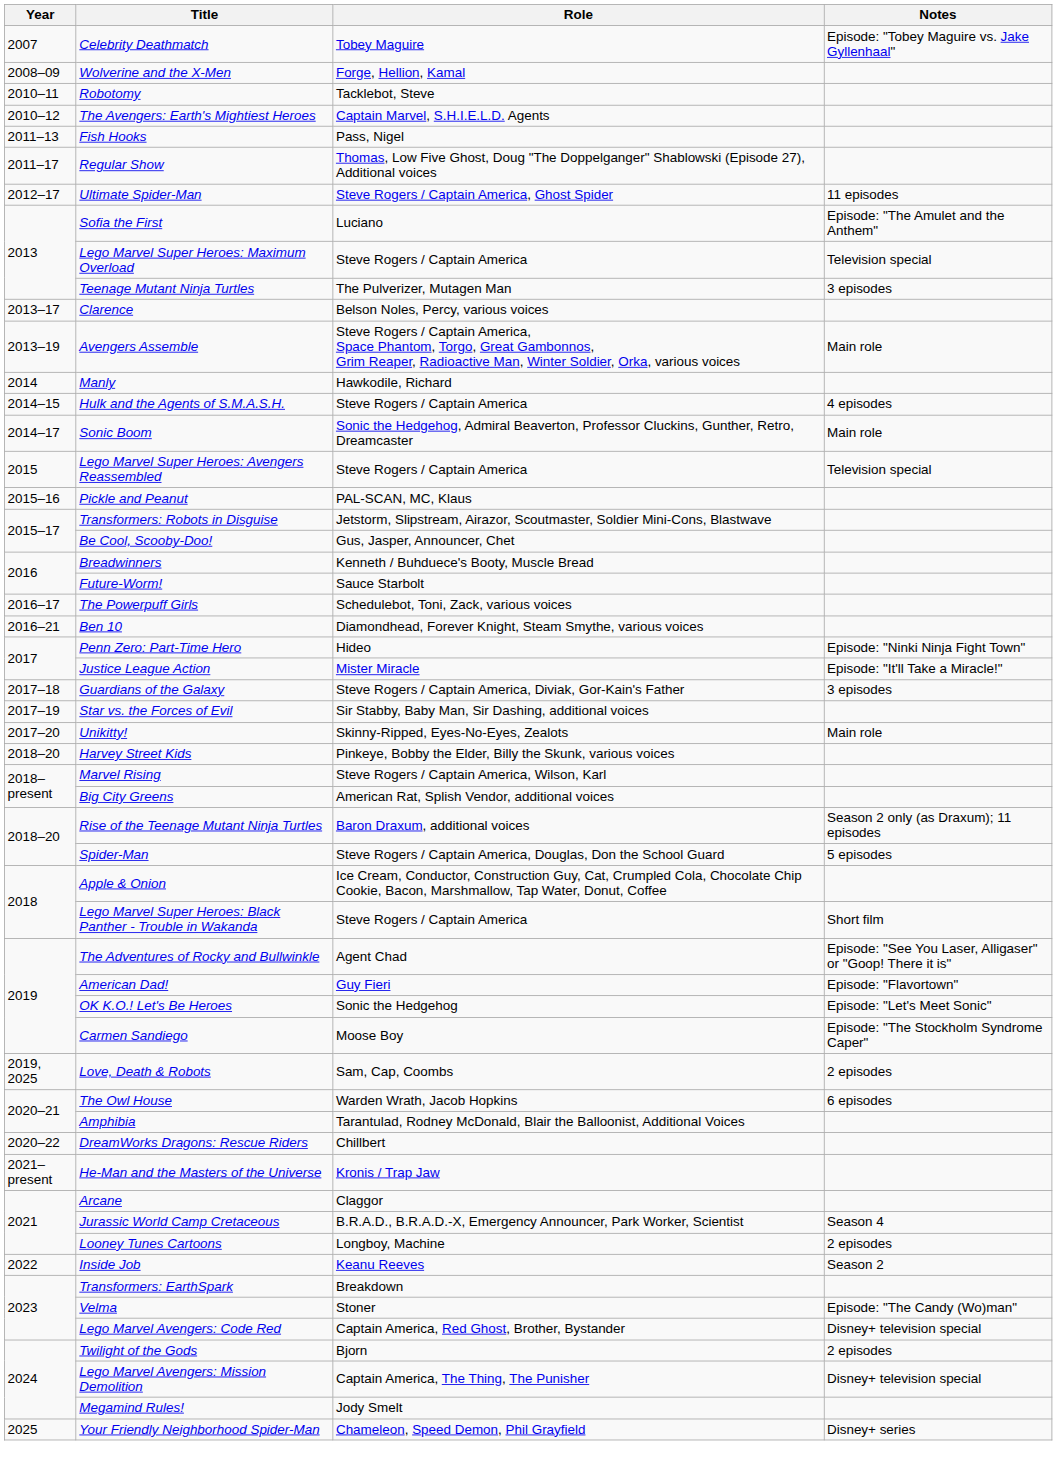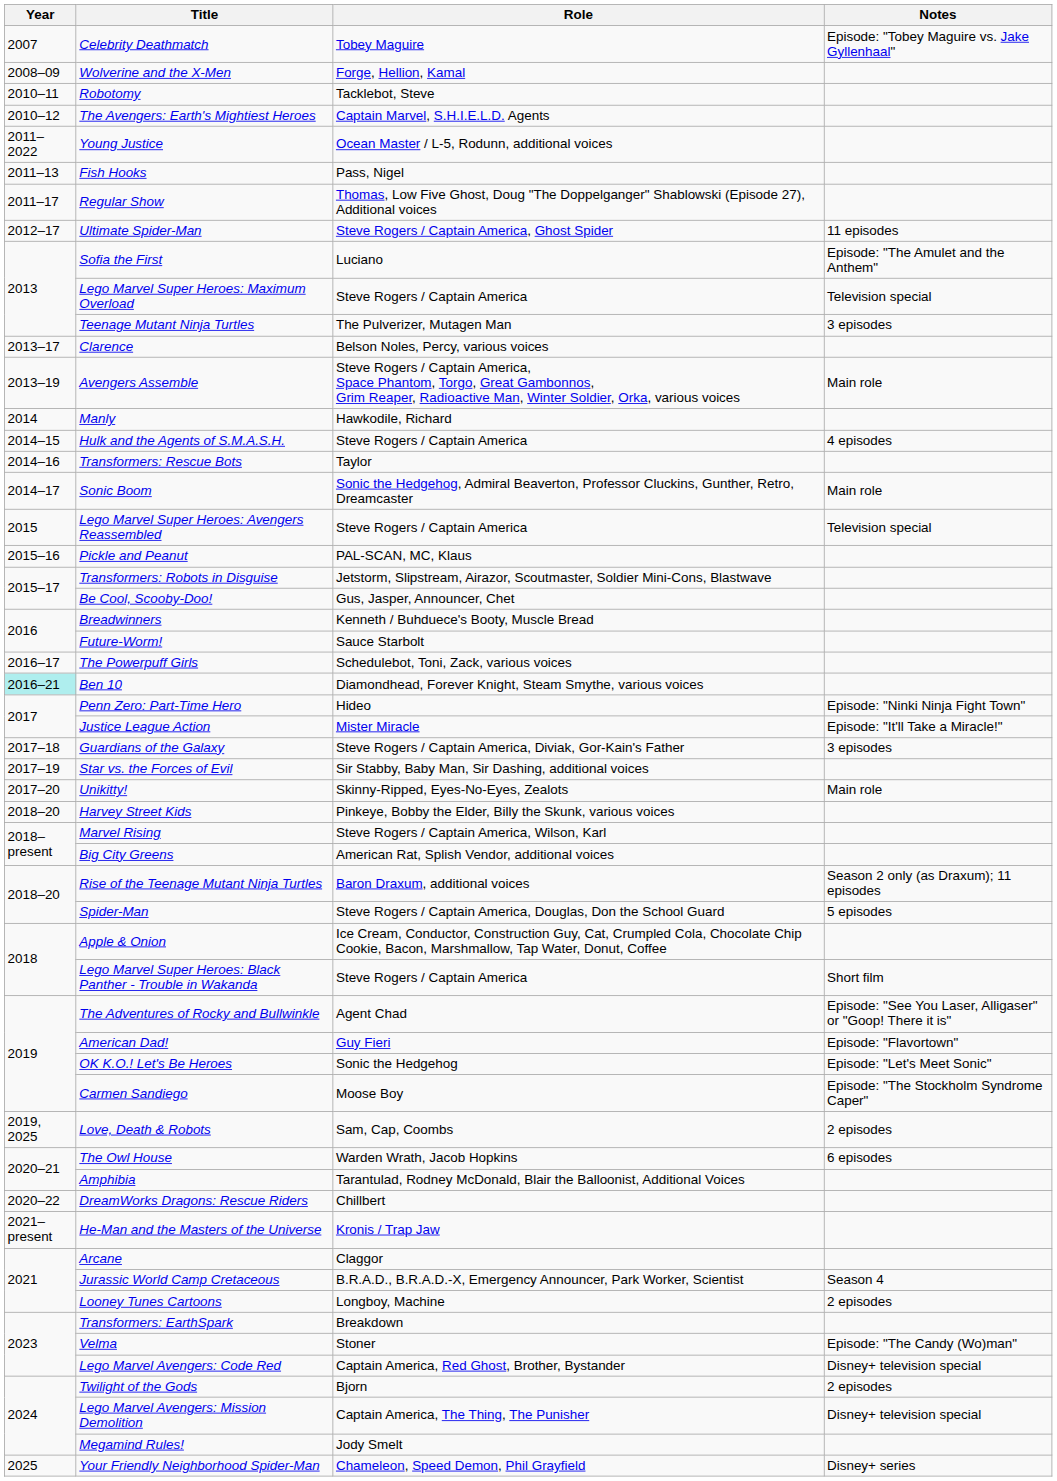+ row: (121, 144)
+ row: (161, 462)
(34, 626) no background -> (34, 684) paleturquoise background
- row: (110, 1265)
